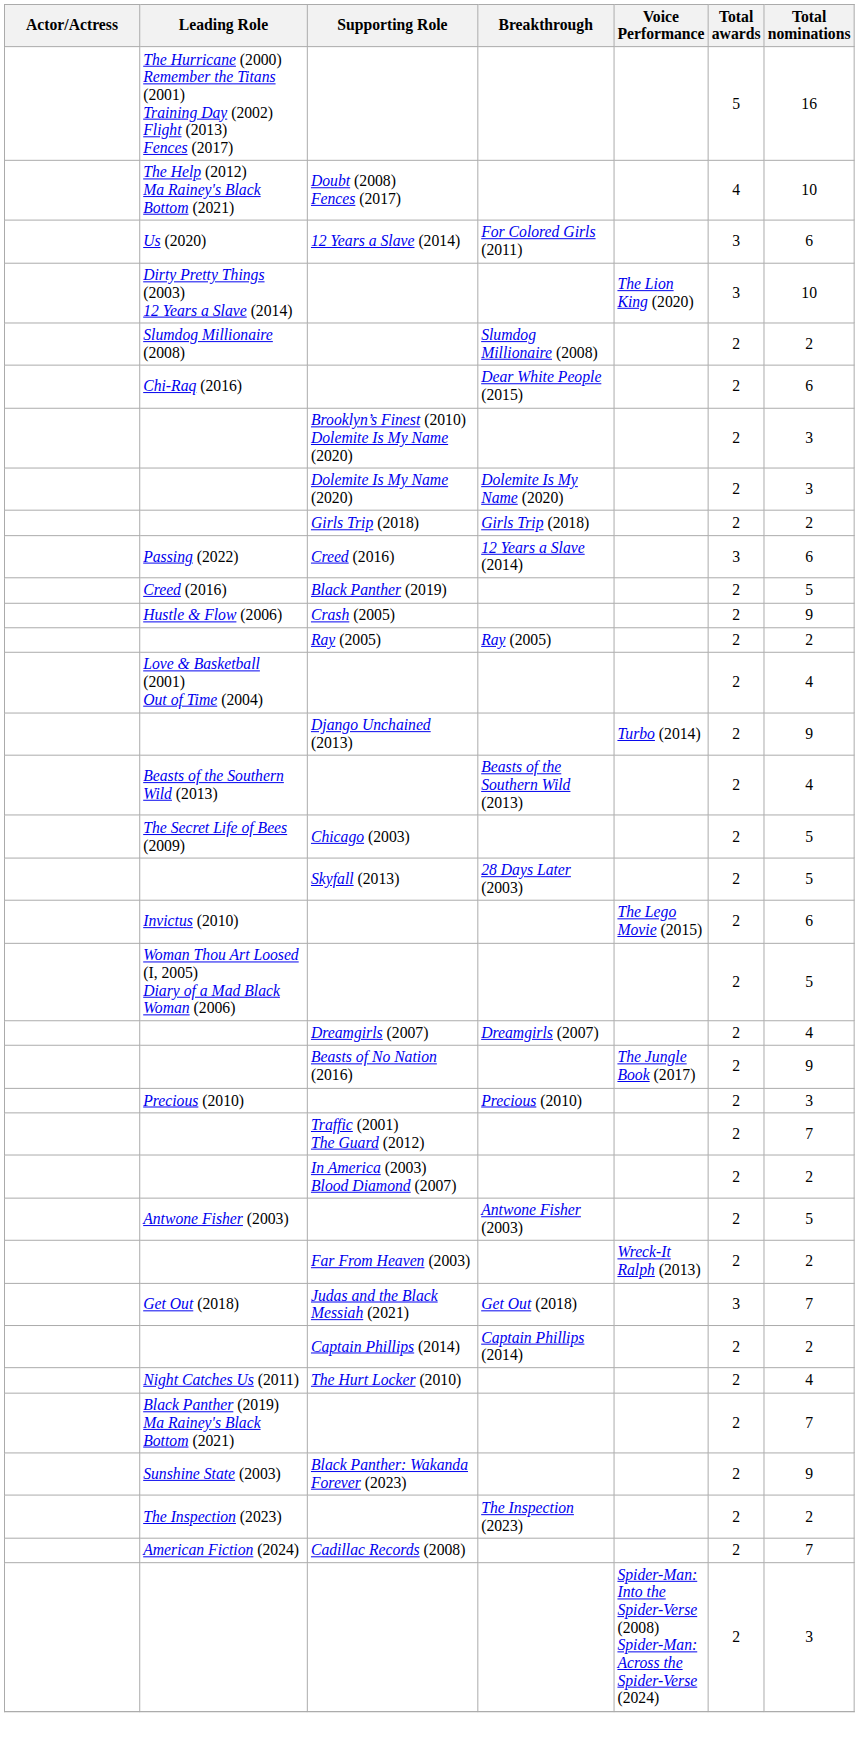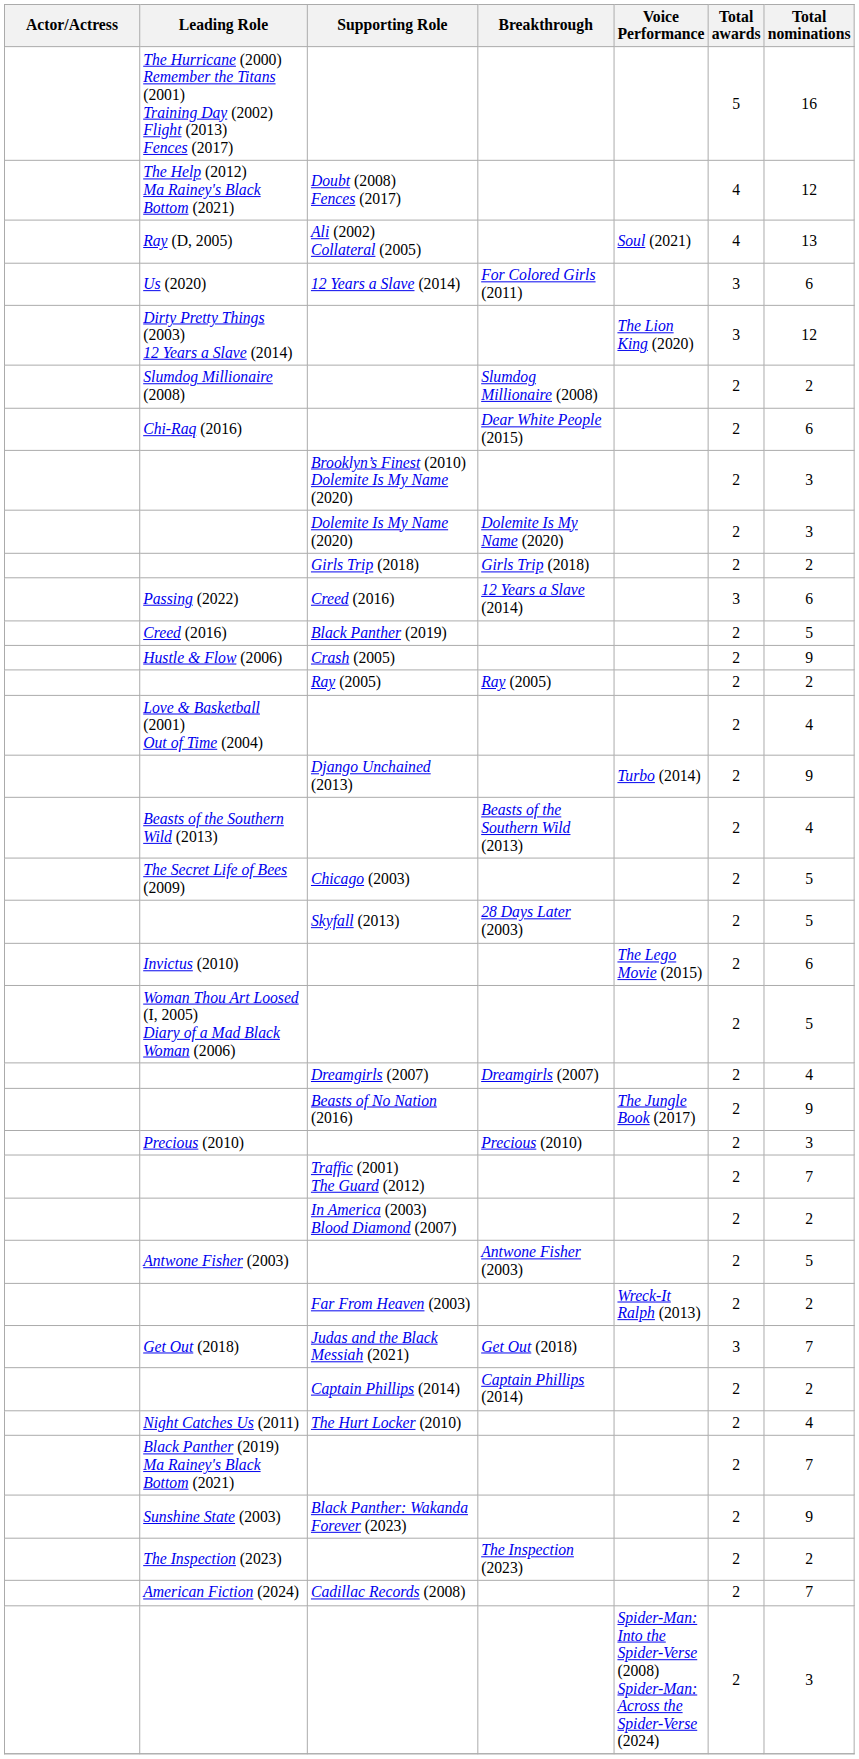(809, 190) 10 -> (809, 190) 12
+ row: (188, 241)
(809, 292) 10 -> (809, 335) 12
